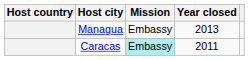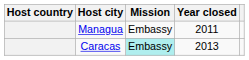(207, 30) 2013 -> (207, 30) 2011
(207, 47) 2011 -> (207, 47) 2013
